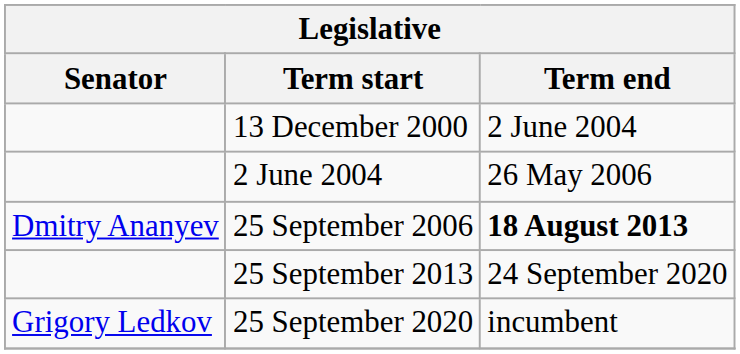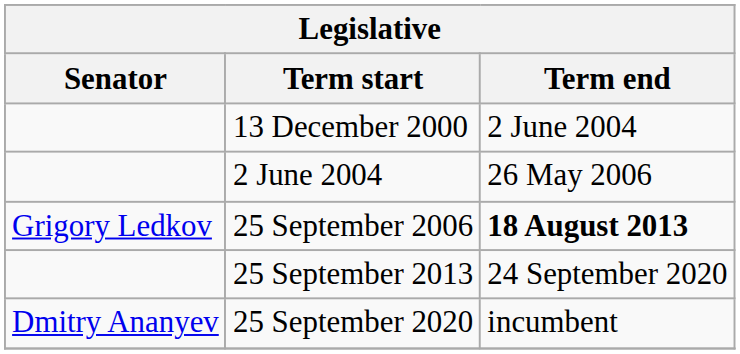(115, 224) Dmitry Ananyev -> (112, 224) Grigory Ledkov
(112, 322) Grigory Ledkov -> (115, 322) Dmitry Ananyev
